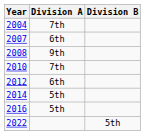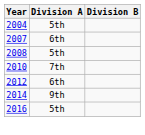(57, 25) 7th -> (57, 25) 5th
(57, 53) 9th -> (57, 53) 5th
(57, 95) 5th -> (57, 95) 9th
- row: (17, 123)
